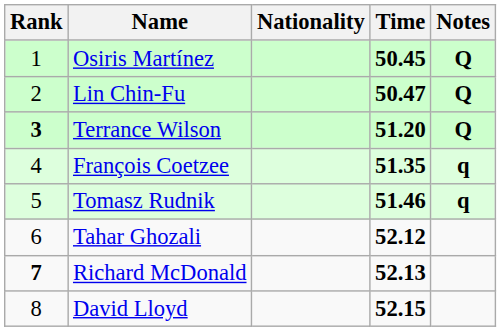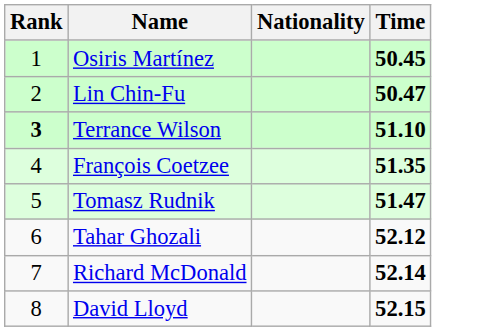- column: (463, 22)
(400, 129) 51.20 -> (400, 129) 51.10
(400, 201) 51.46 -> (400, 201) 51.47
(36, 272) bold -> (36, 272) normal
(400, 272) 52.13 -> (400, 272) 52.14
